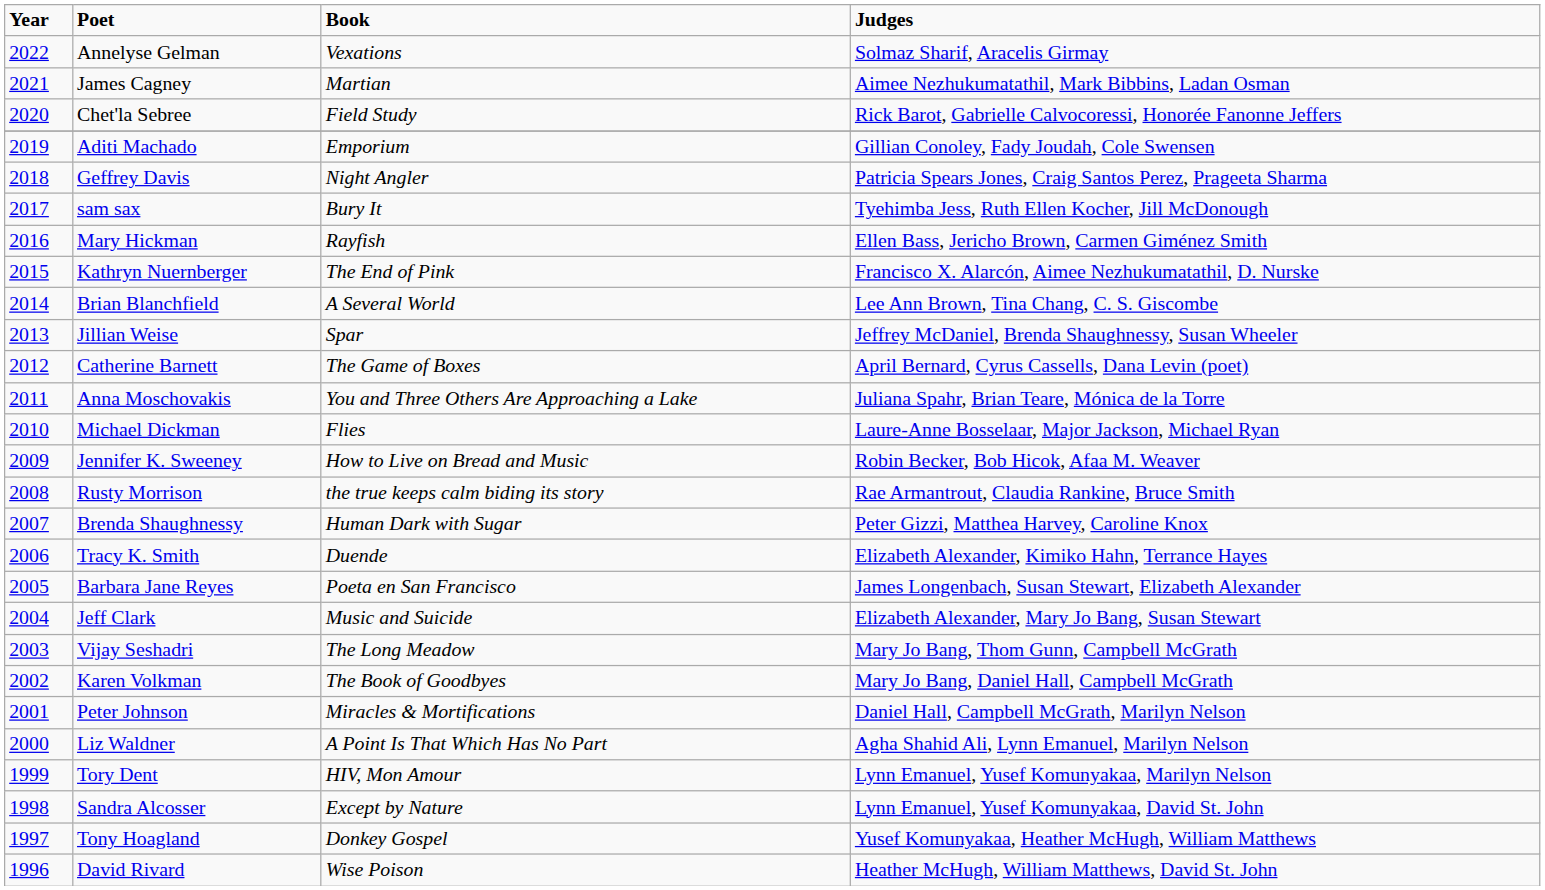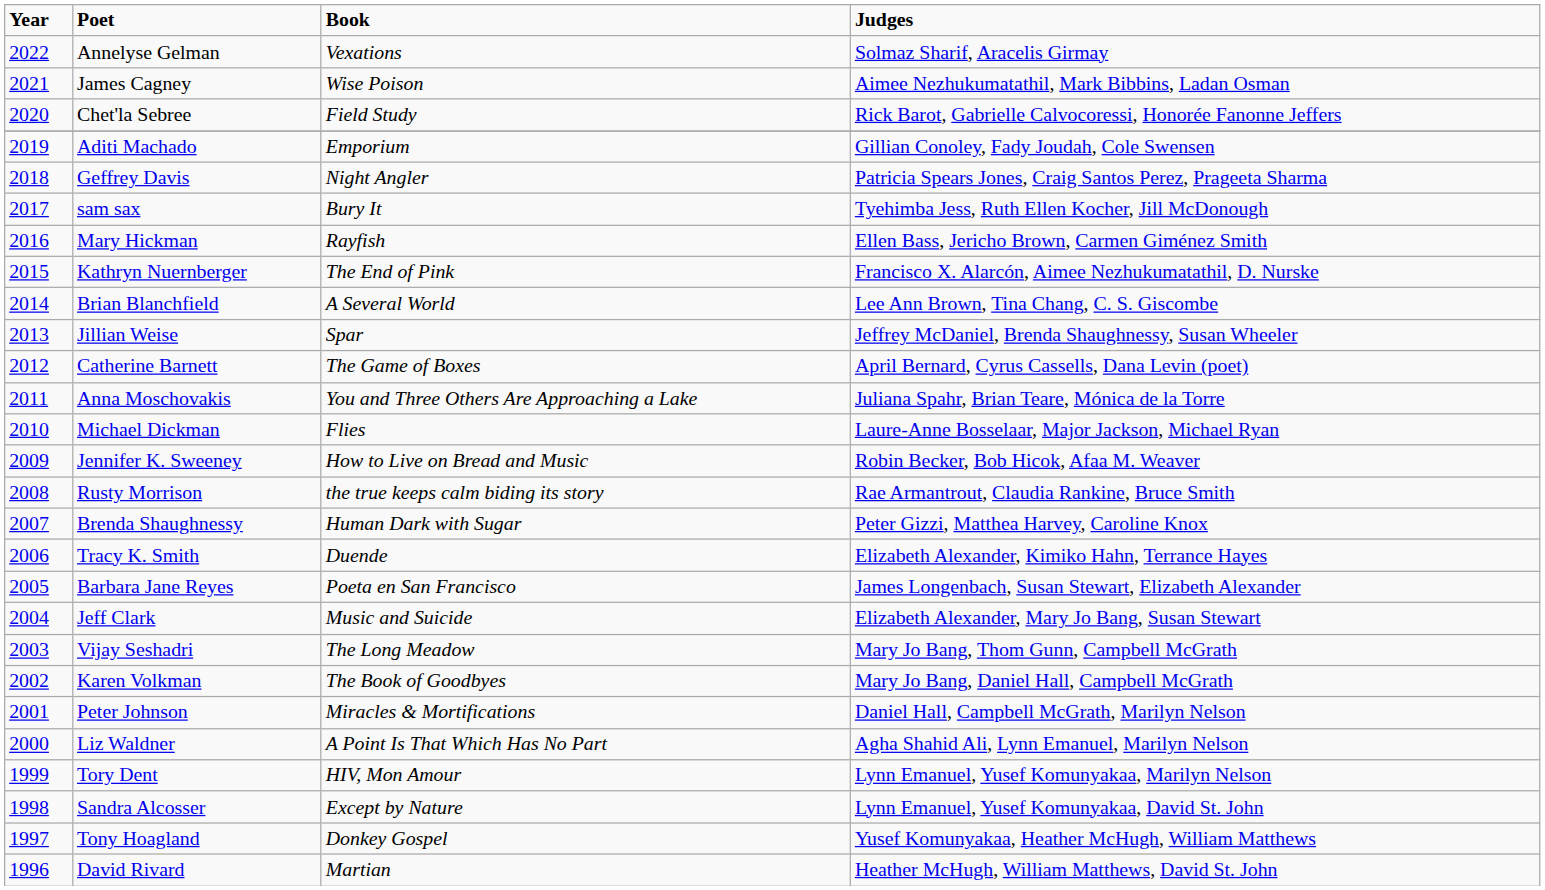(358, 83) Martian -> (375, 83) Wise Poison
(375, 869) Wise Poison -> (358, 869) Martian
